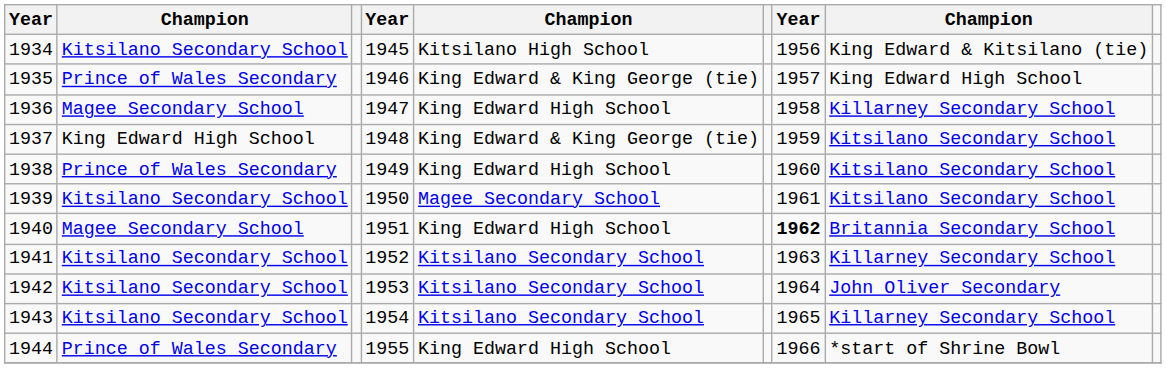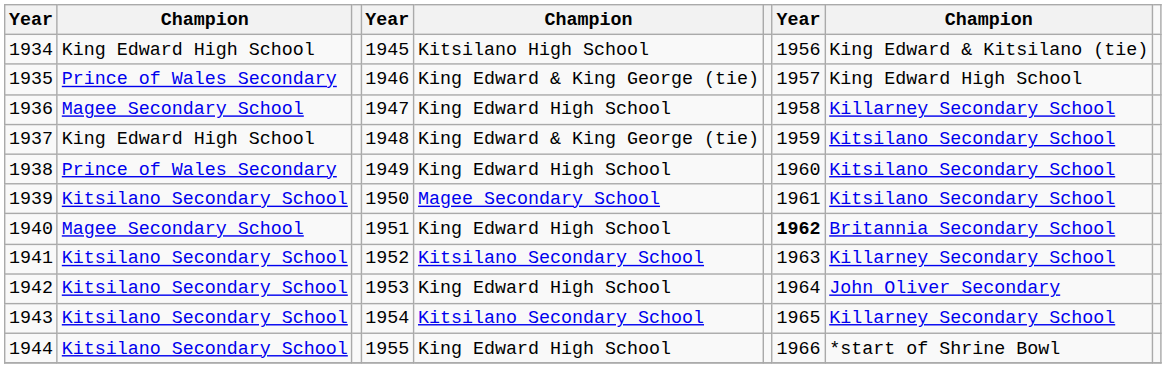(205, 50) Kitsilano Secondary School -> (188, 50) King Edward High School
(561, 289) Kitsilano Secondary School -> (545, 289) King Edward High School
(199, 348) Prince of Wales Secondary -> (205, 348) Kitsilano Secondary School
